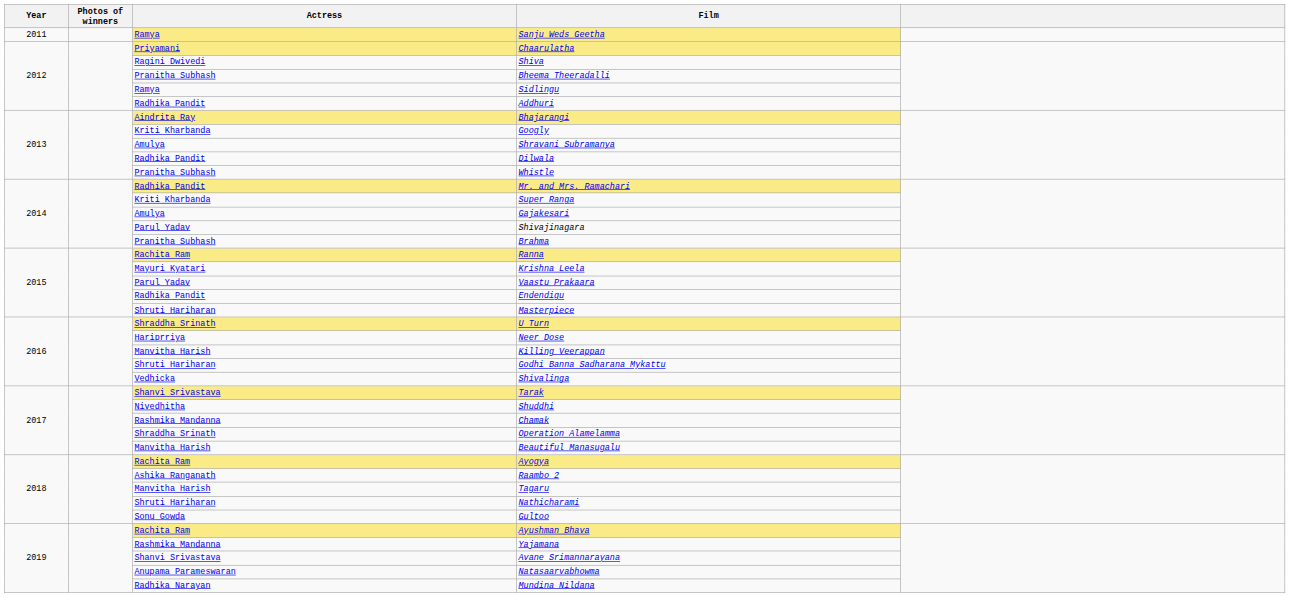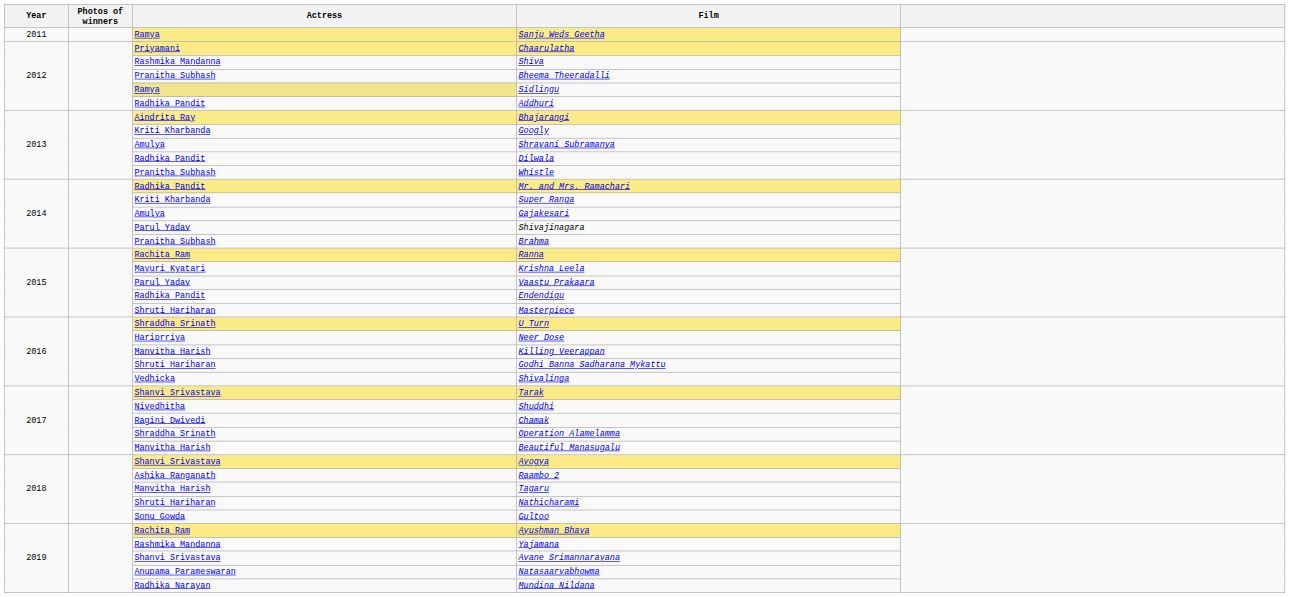(170, 62) Ragini Dwivedi -> (177, 62) Rashmika Mandanna
(147, 90) no background -> (147, 90) khaki background
(177, 420) Rashmika Mandanna -> (170, 420) Ragini Dwivedi
(162, 462) Rachita Ram -> (177, 462) Shanvi Srivastava
